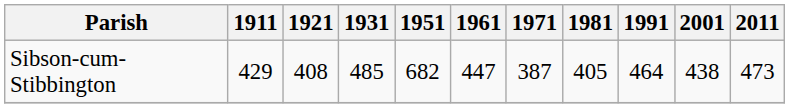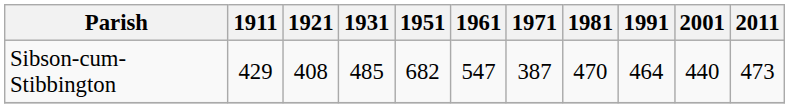(479, 71) 447 -> (479, 71) 547
(590, 71) 405 -> (590, 71) 470
(702, 71) 438 -> (702, 71) 440
